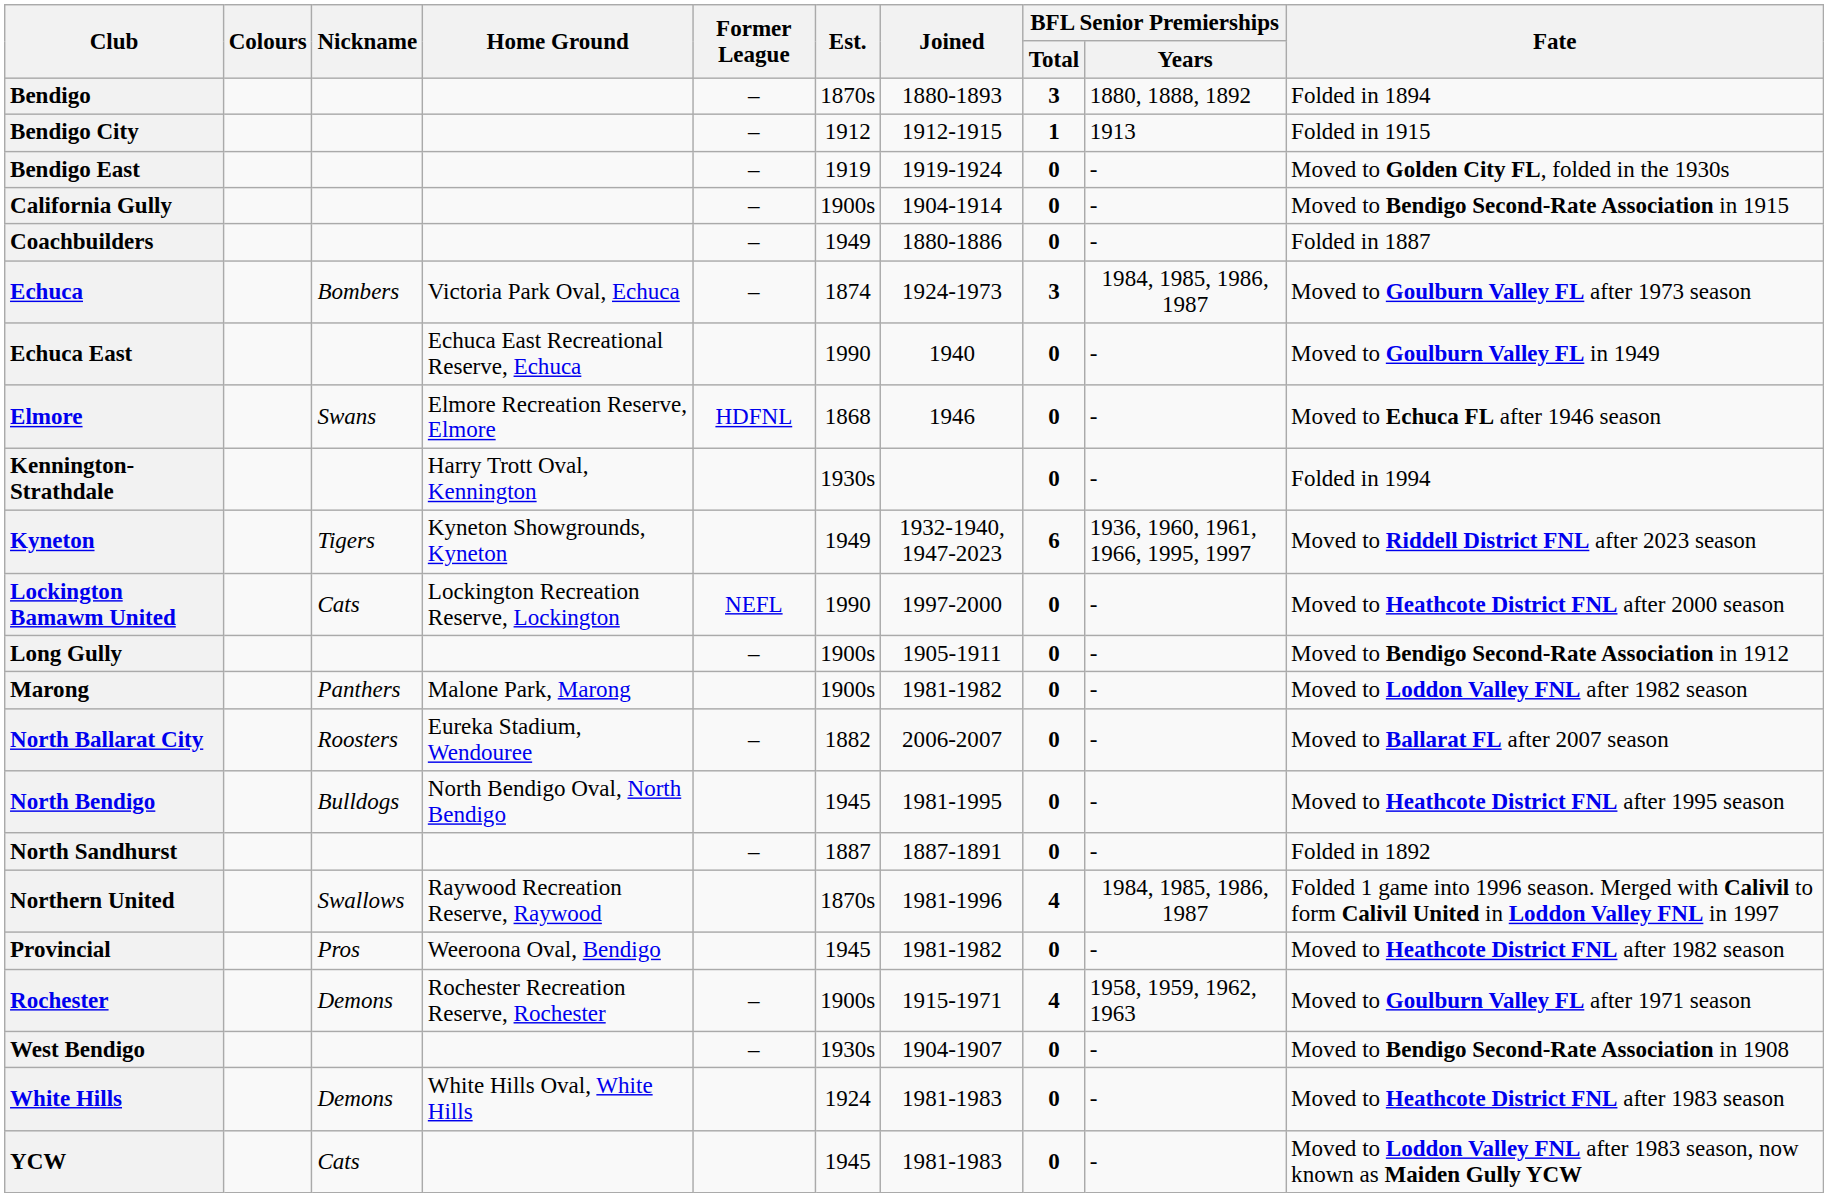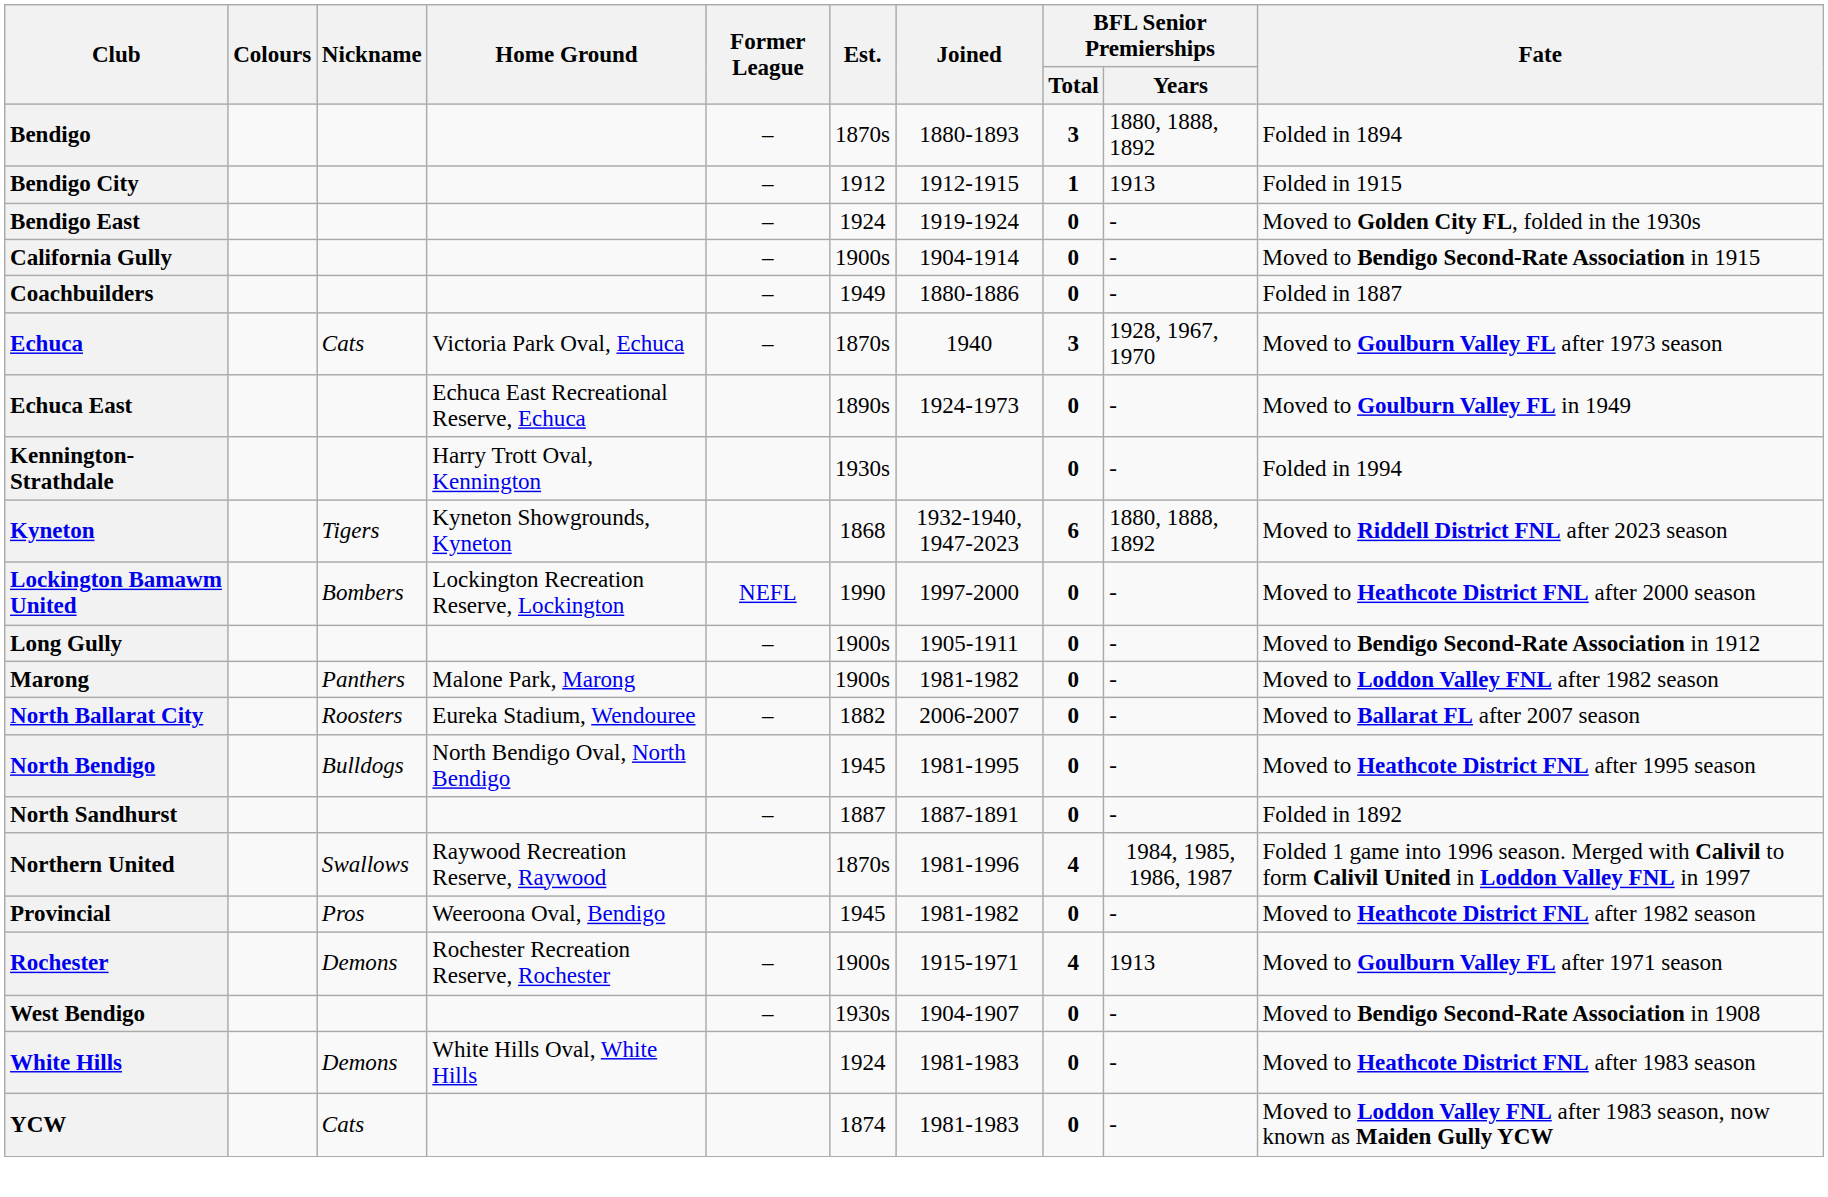(848, 168) 1919 -> (863, 220) 1924
(358, 291) Bombers -> (343, 343) Cats
(848, 291) 1874 -> (863, 343) 1870s
(952, 291) 1924-1973 -> (969, 343) 1940
(1185, 291) 1984, 1985, 1986, 1987 -> (1164, 343) 1928, 1967, 1970
(848, 353) 1990 -> (863, 405) 1890s
(952, 353) 1940 -> (969, 405) 1924-1973
- row: (46, 416)
(848, 541) 1949 -> (863, 530) 1868
(1173, 541) 1936, 1960, 1961, 1966, 1995, 1997 -> (1164, 530) 1880, 1888, 1892
(339, 603) Cats -> (363, 593) Bombers
(1173, 999) 1958, 1959, 1962, 1963 -> (1132, 963) 1913
(848, 1161) 1945 -> (863, 1124) 1874
